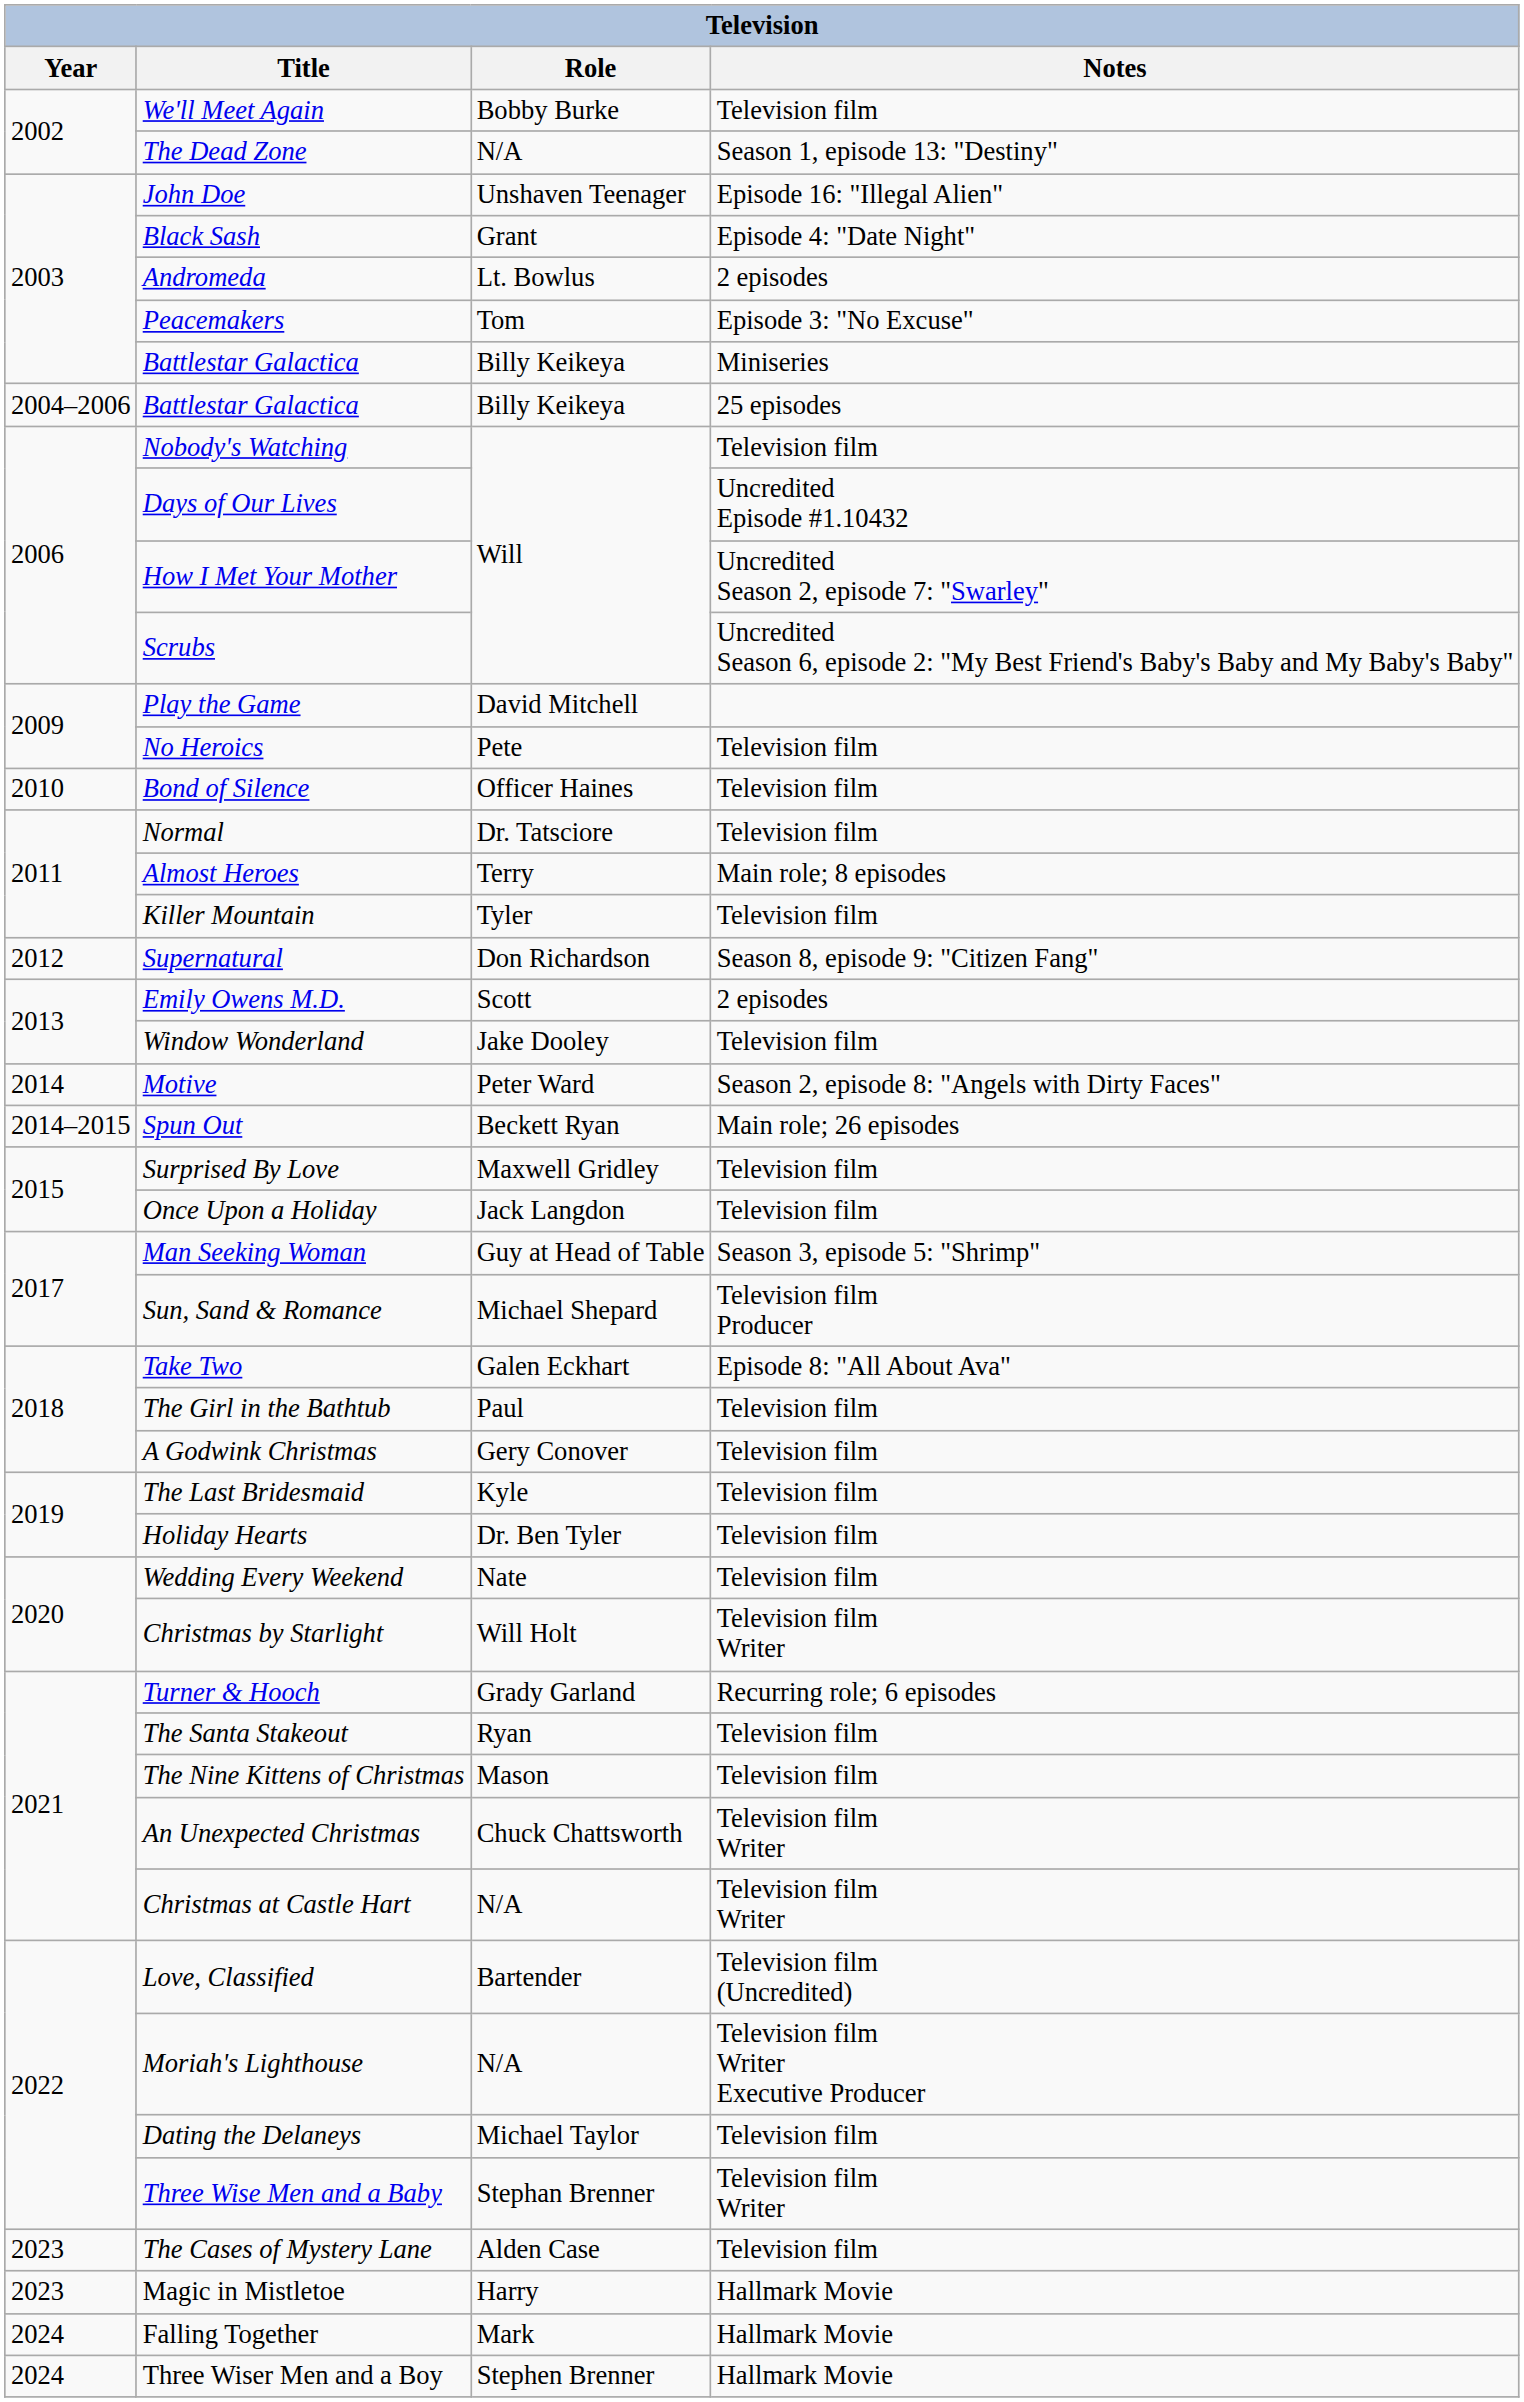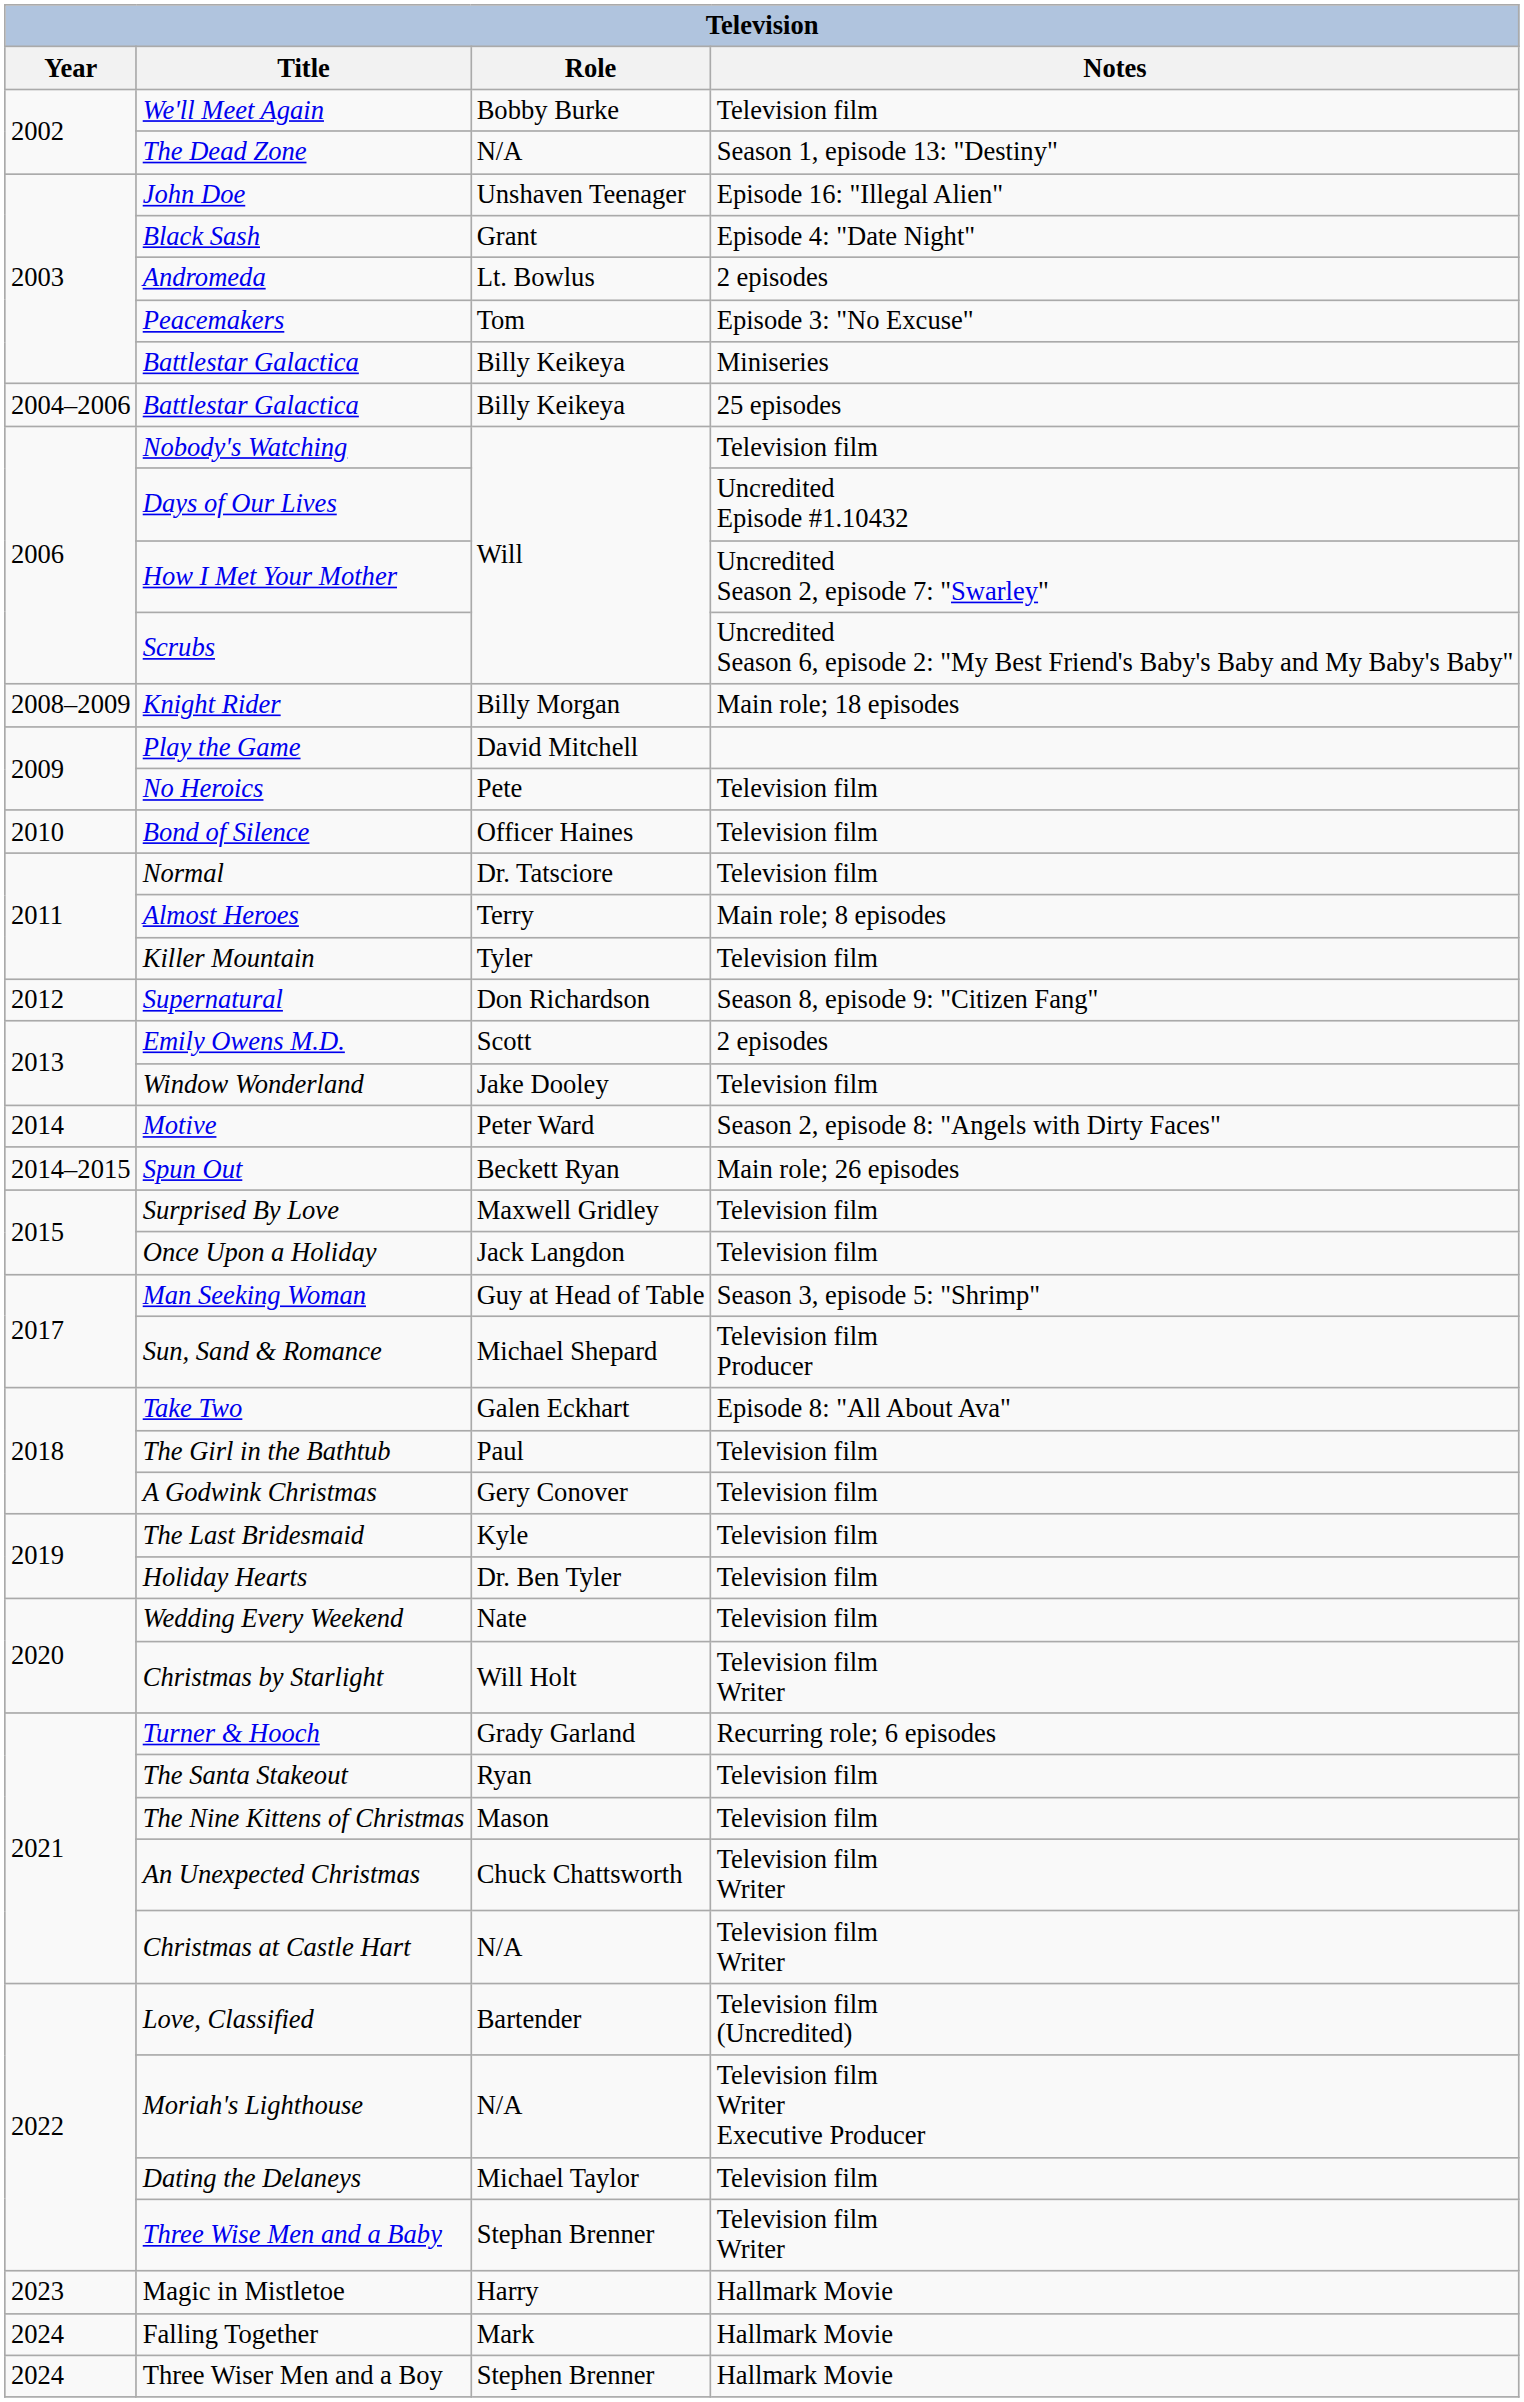+ row: (212, 704)
- row: (287, 2249)
